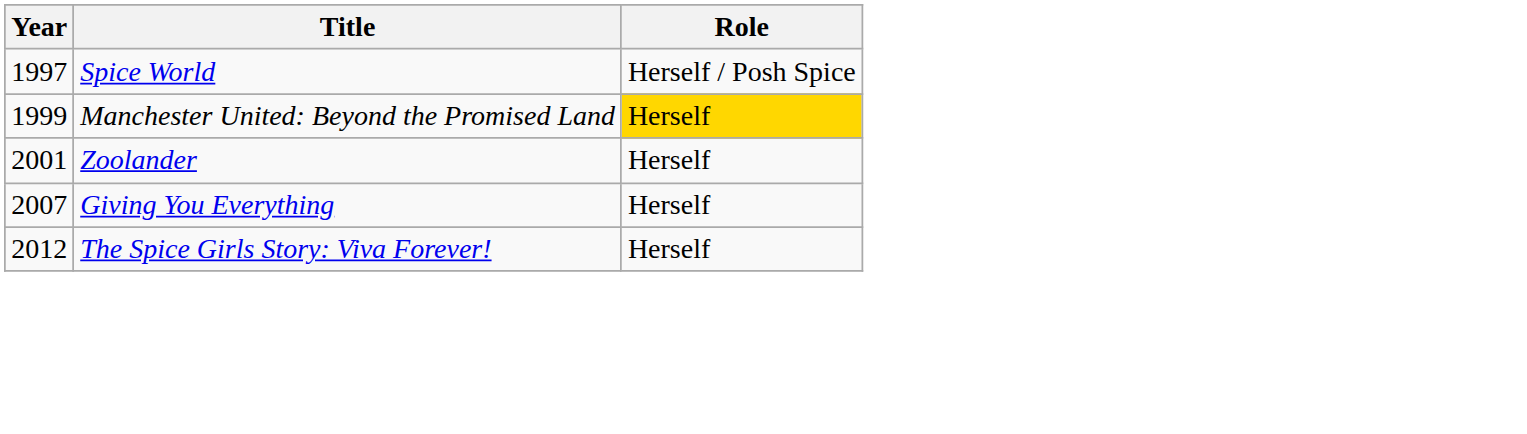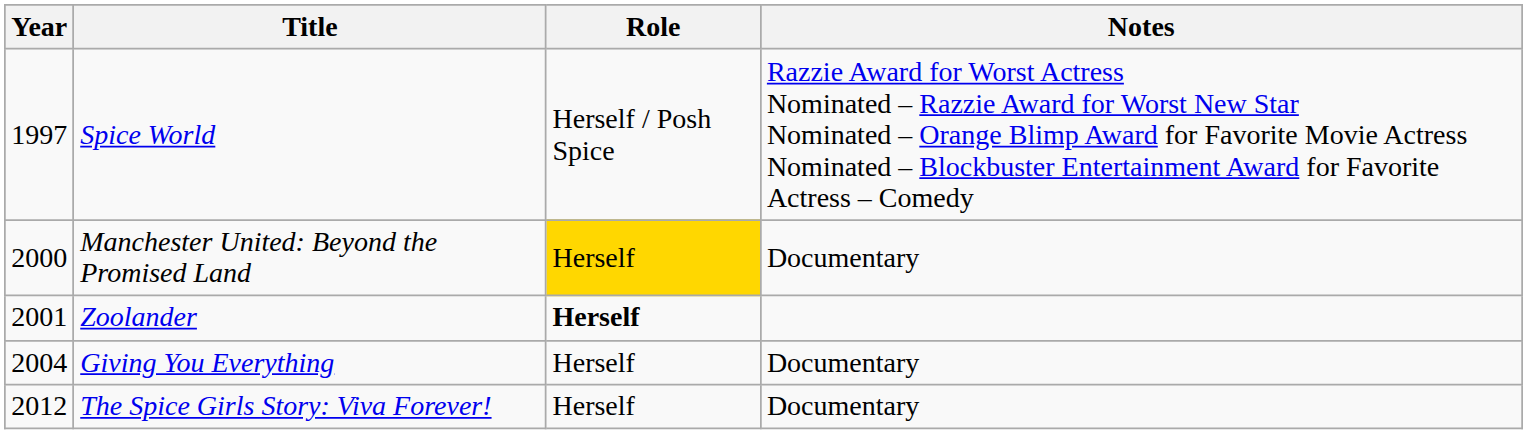+ column: (1141, 26)
(39, 115) 1999 -> (39, 257) 2000
(669, 159) normal -> (596, 317) bold
(39, 204) 2007 -> (39, 361) 2004
